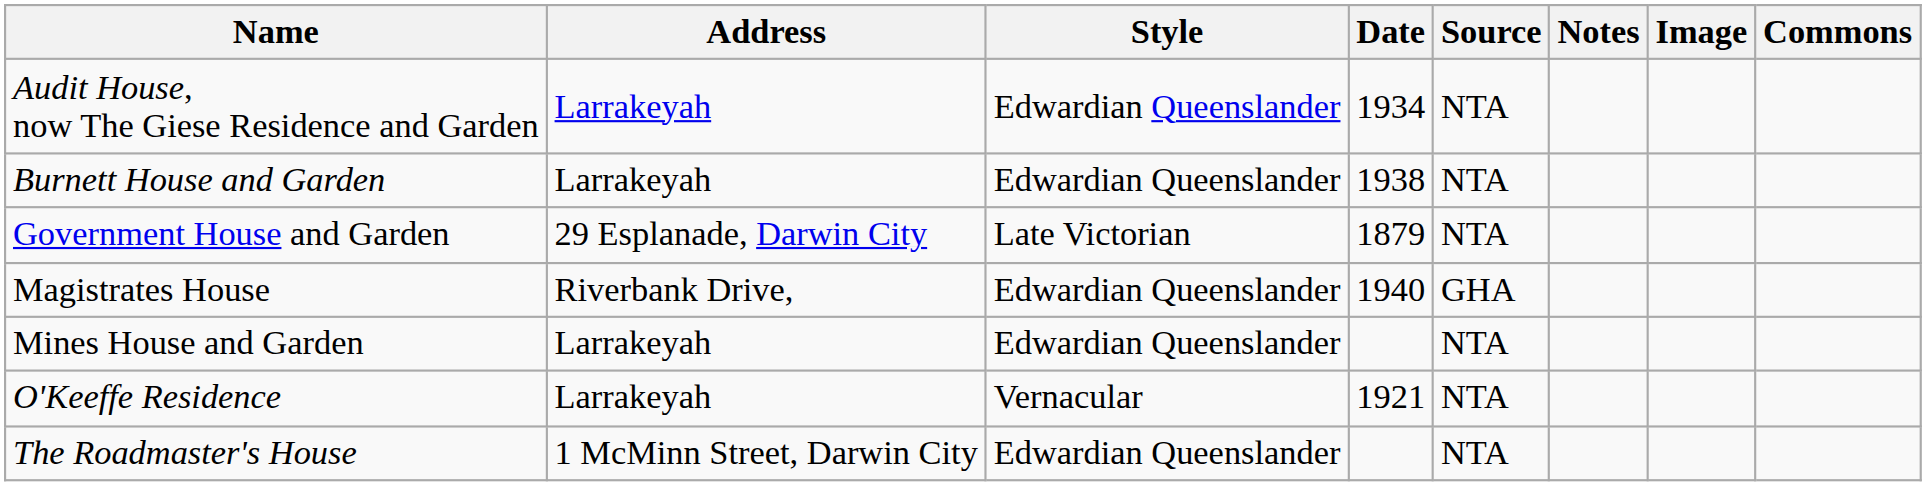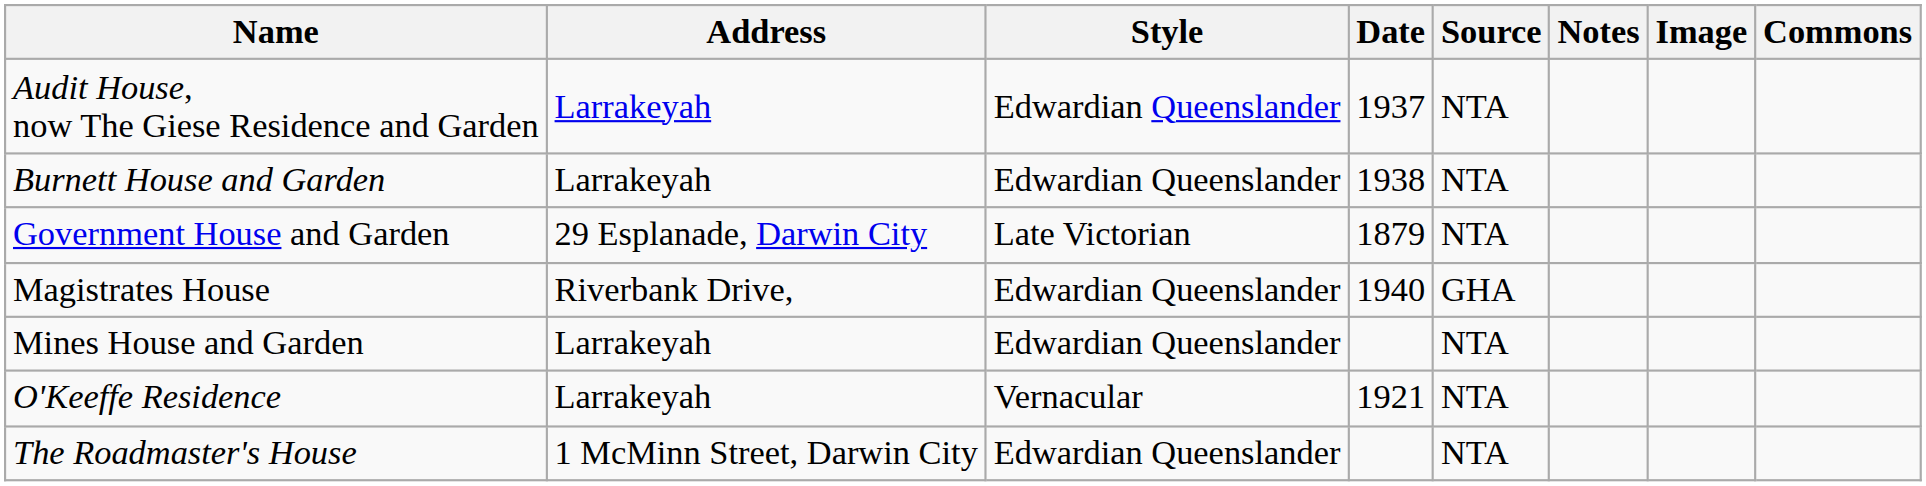(1391, 105) 1934 -> (1391, 105) 1937
